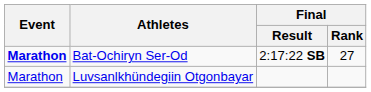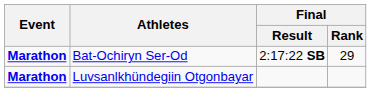(347, 57) 27 -> (347, 57) 29
(35, 77) normal -> (37, 77) bold
